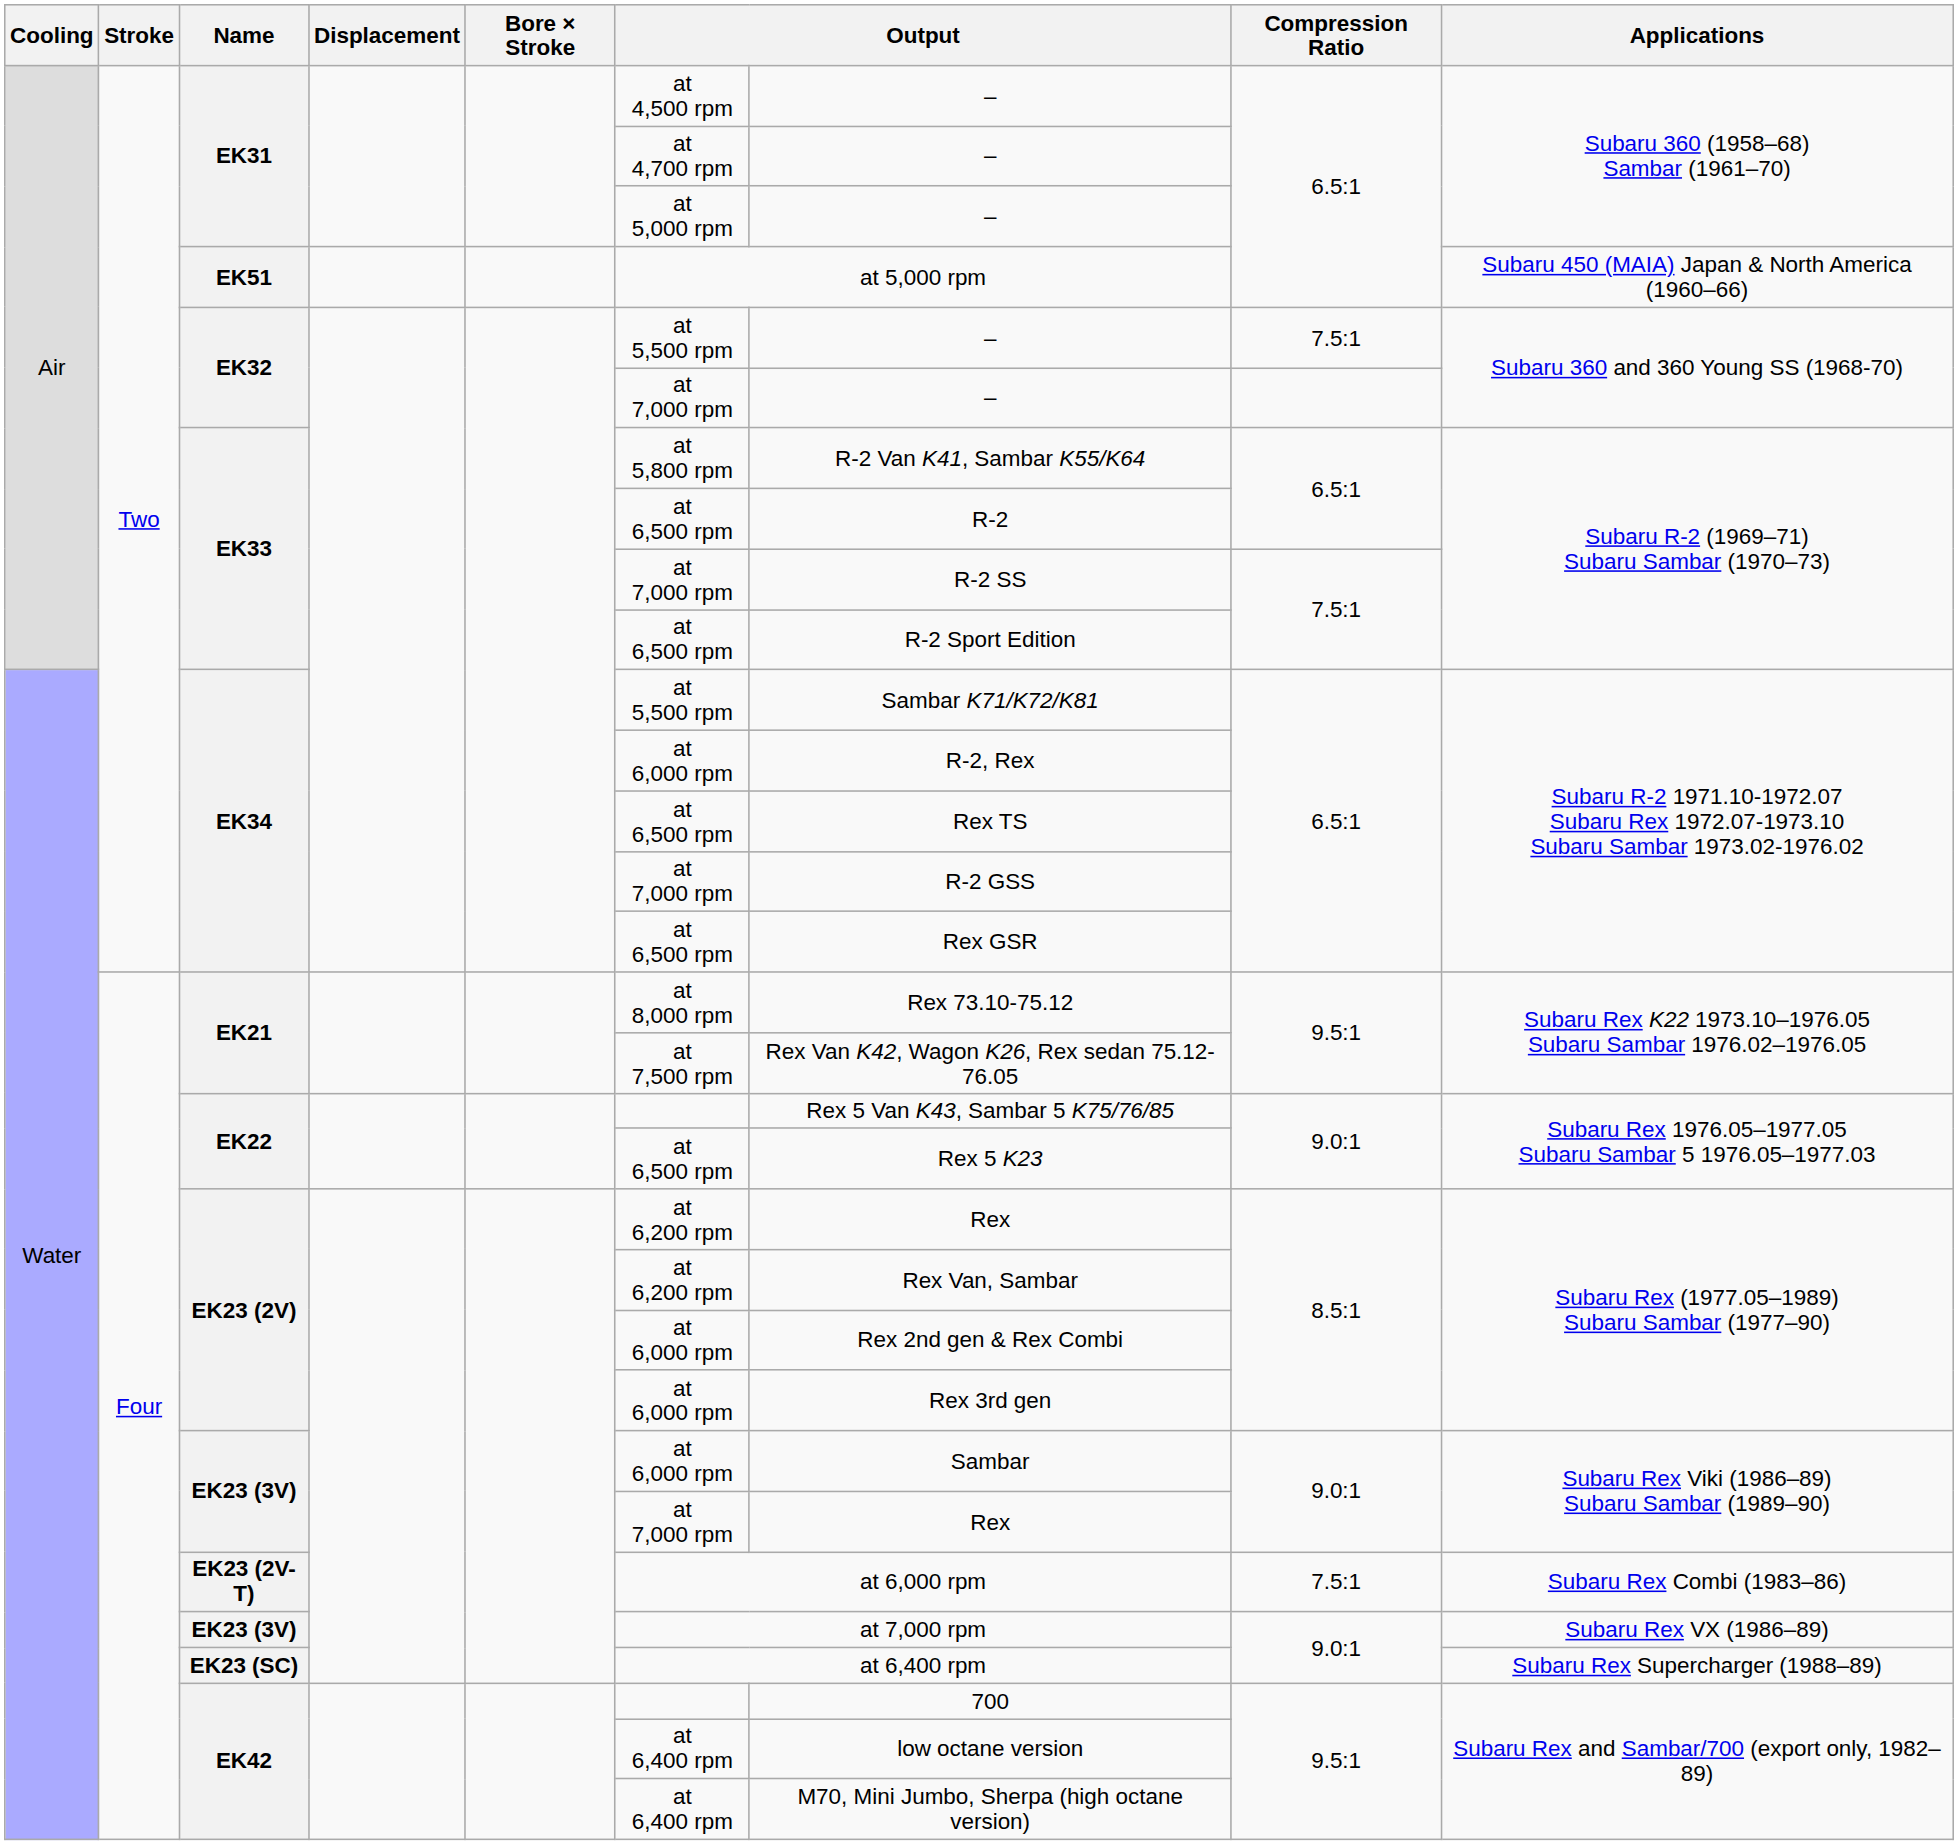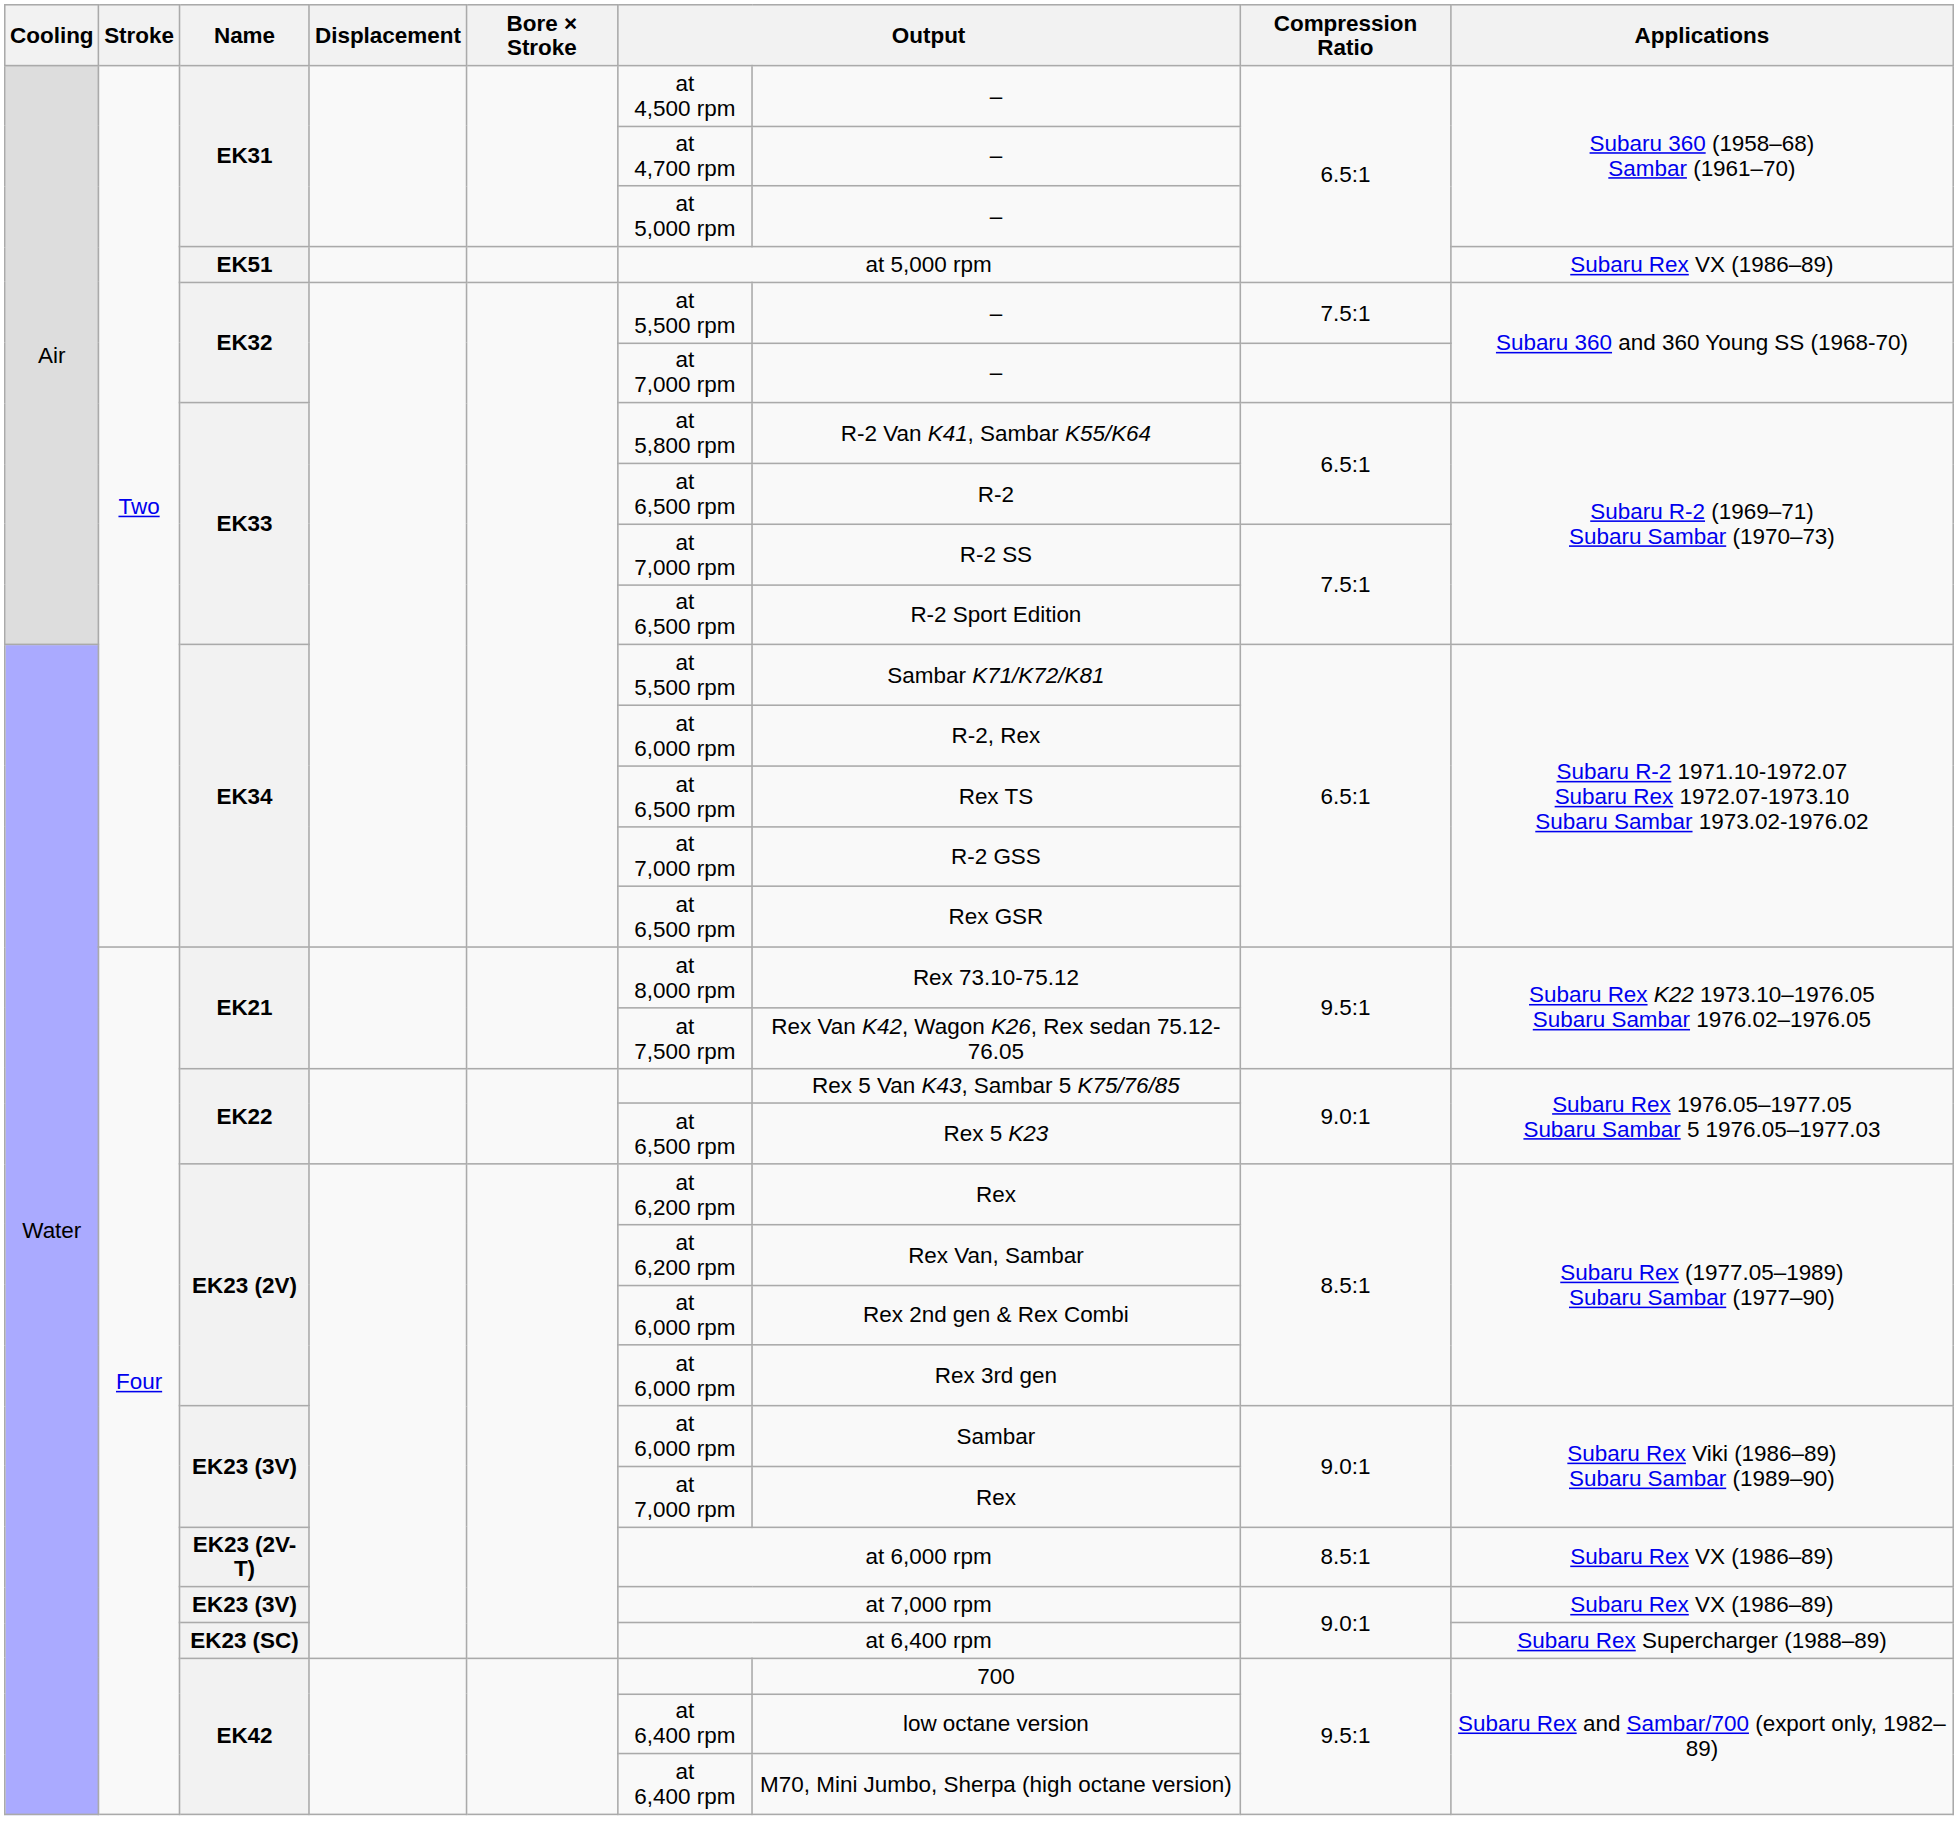(1697, 277) Subaru 450 (MAIA) Japan & North America (1960–66) -> (1702, 265) Subaru Rex VX (1986–89)
(1336, 1582) 7.5:1 -> (1345, 1557) 8.5:1
(1697, 1582) Subaru Rex Combi (1983–86) -> (1702, 1557) Subaru Rex VX (1986–89)
